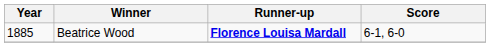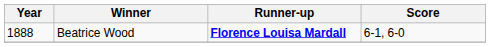(20, 32) 1885 -> (20, 32) 1888
